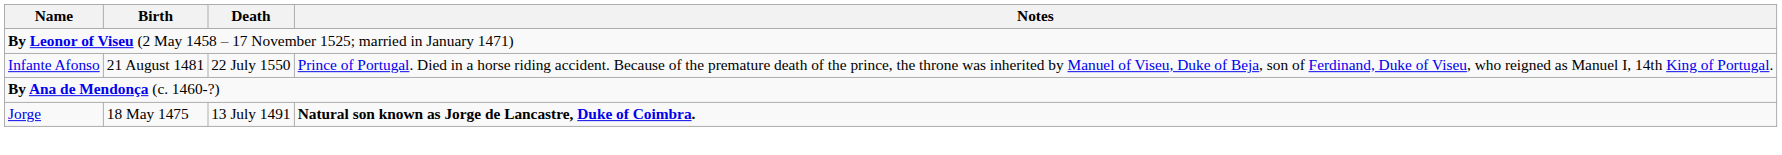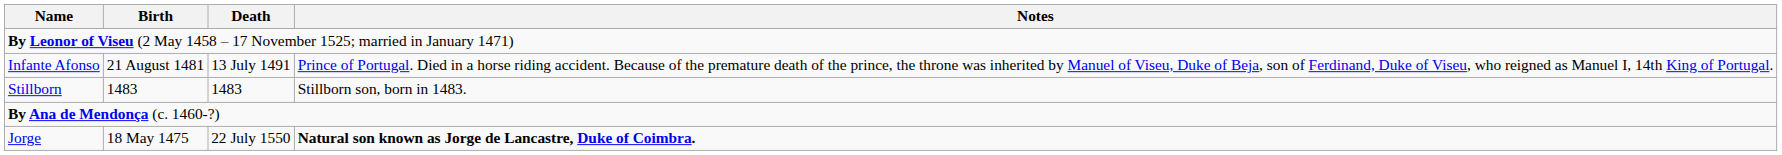(251, 65) 22 July 1550 -> (251, 65) 13 July 1491
+ row: (35, 89)
(251, 114) 13 July 1491 -> (251, 138) 22 July 1550
